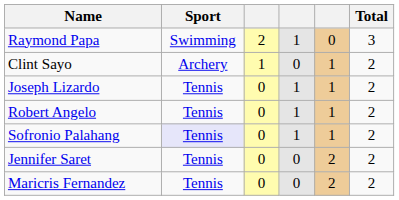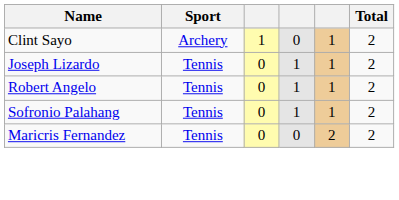- row: (54, 40)
(203, 135) lavender background -> (203, 111) no background
- row: (49, 159)
